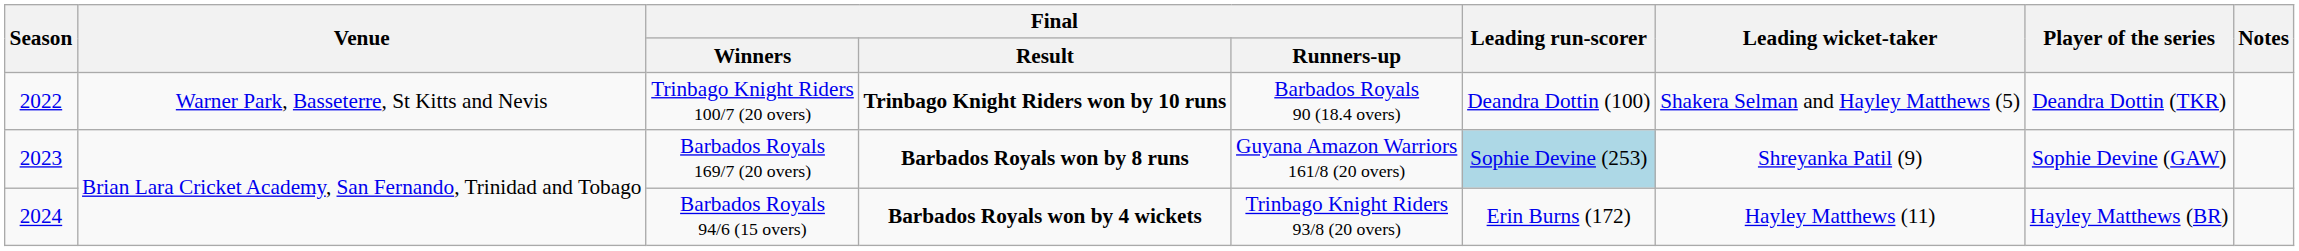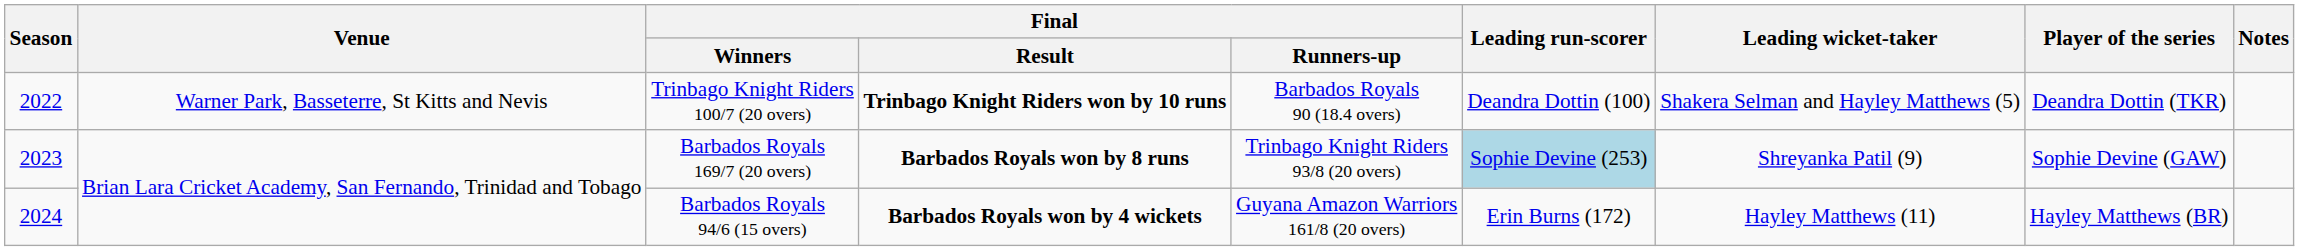(1347, 158) Guyana Amazon Warriors 161/8 (20 overs) -> (1347, 158) Trinbago Knight Riders 93/8 (20 overs)
(1347, 216) Trinbago Knight Riders 93/8 (20 overs) -> (1347, 216) Guyana Amazon Warriors 161/8 (20 overs)
